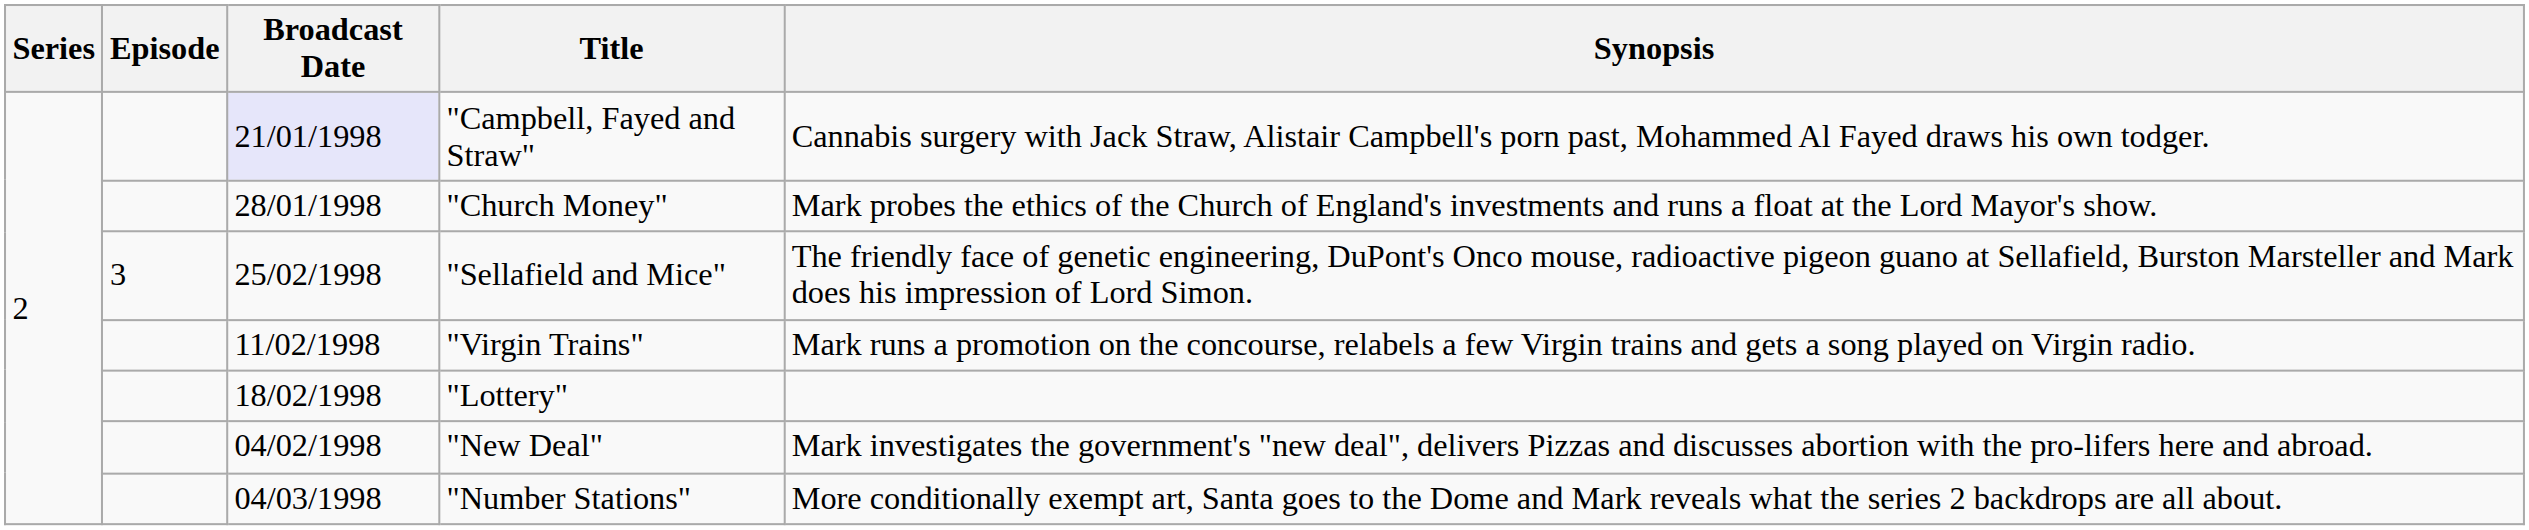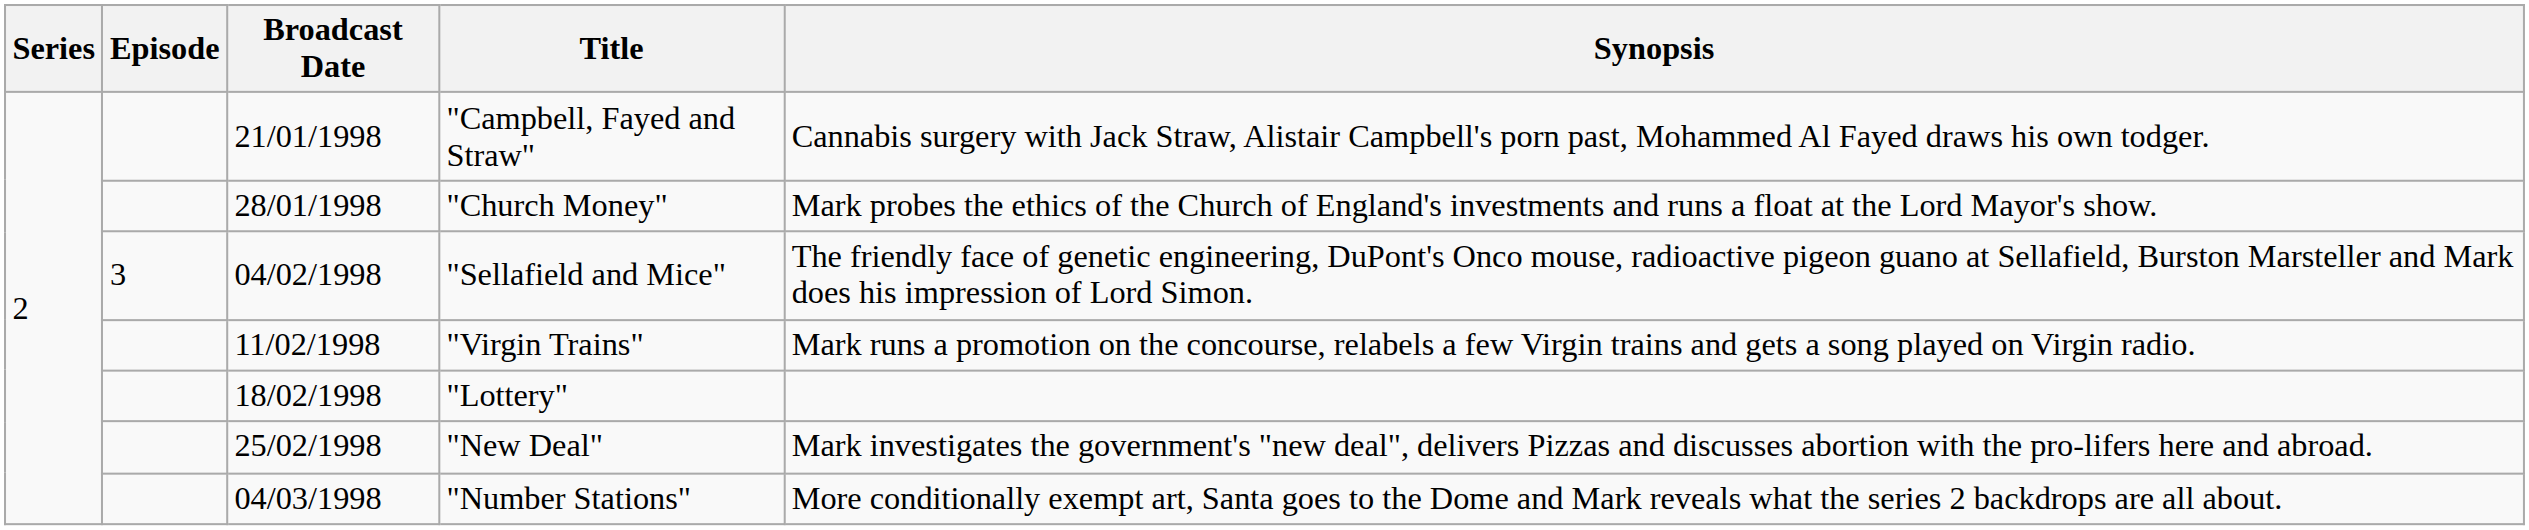(308, 135) lavender background -> (308, 135) no background
(308, 274) 25/02/1998 -> (308, 274) 04/02/1998
(308, 446) 04/02/1998 -> (308, 446) 25/02/1998
